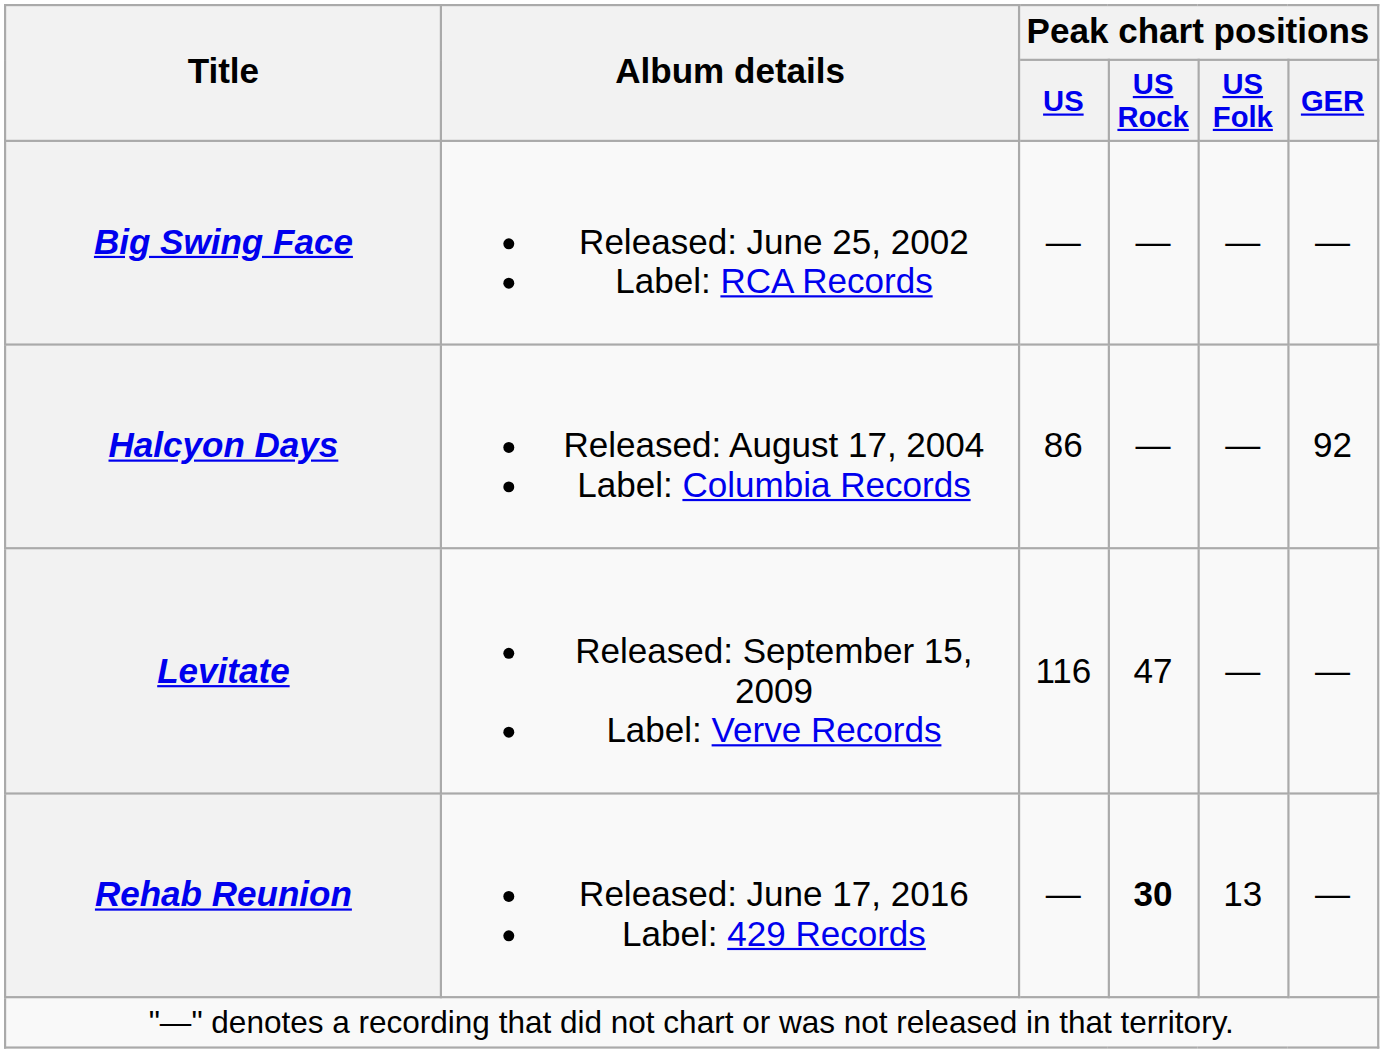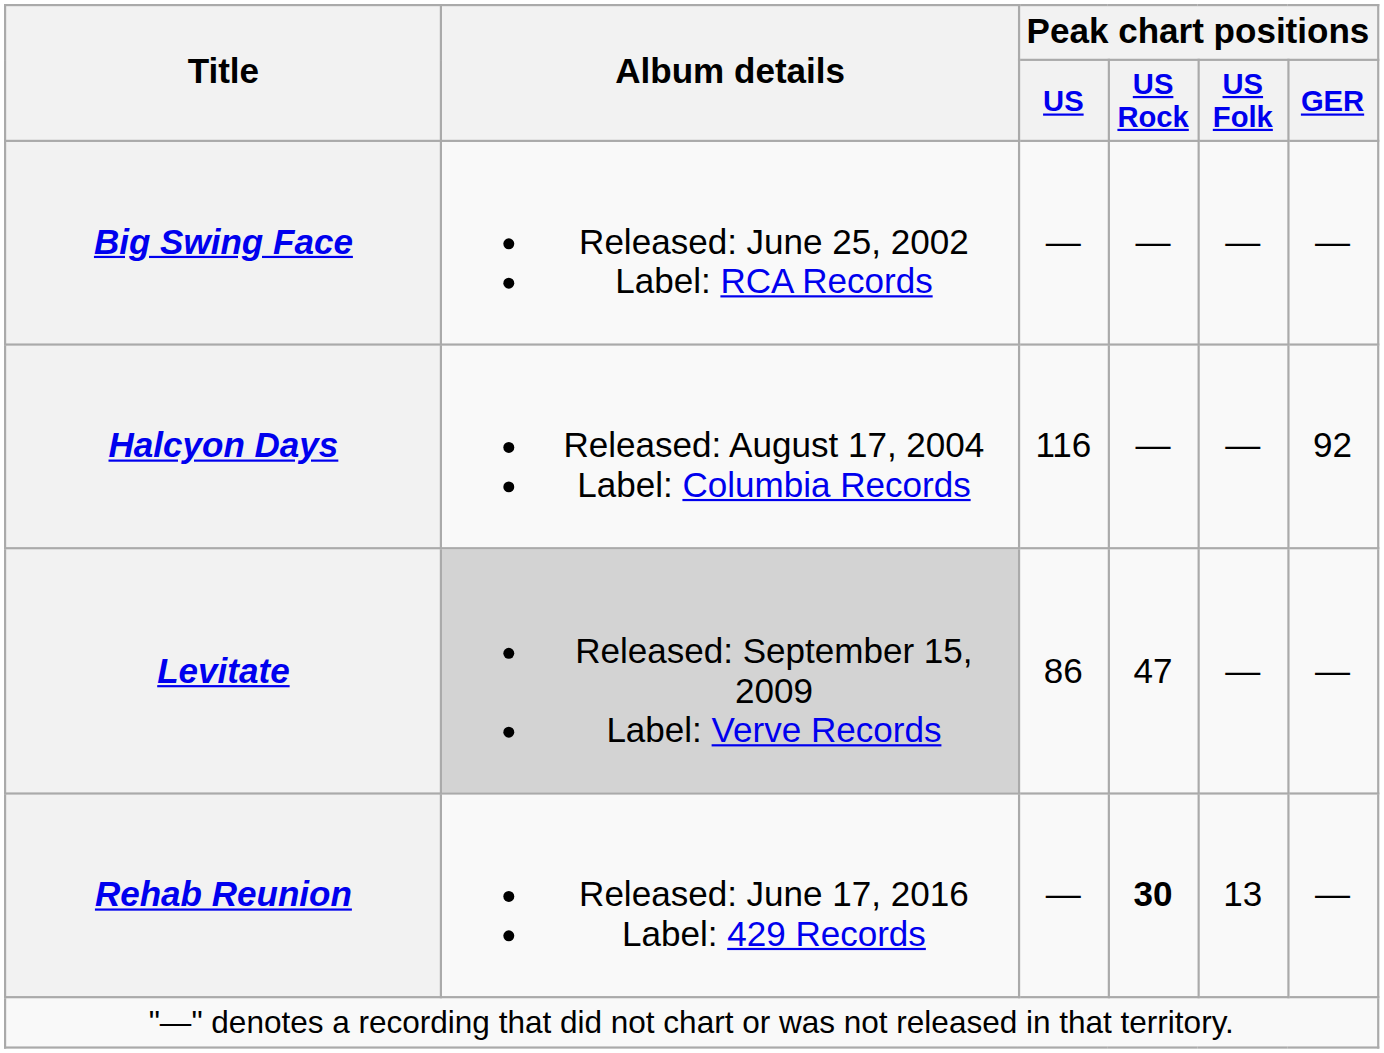(1063, 446) 86 -> (1063, 446) 116
(730, 691) no background -> (730, 691) lightgrey background
(1063, 670) 116 -> (1063, 670) 86
